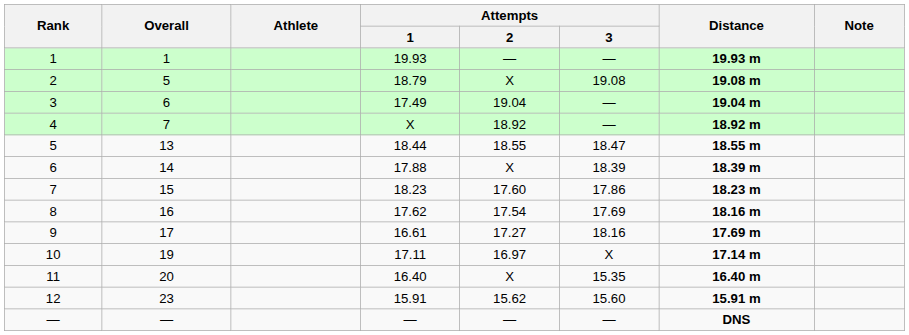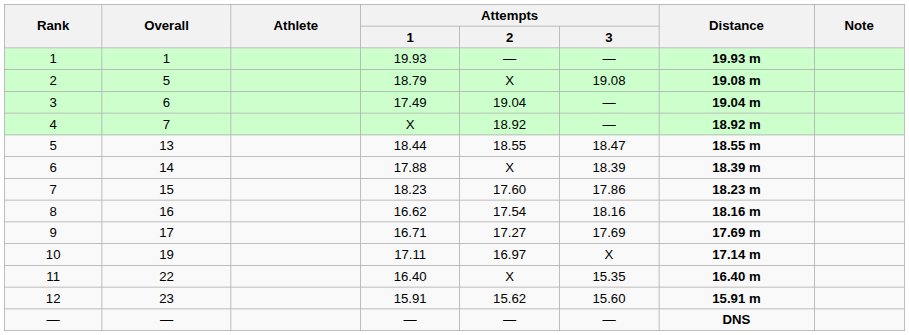(410, 210) 17.62 -> (410, 210) 16.62
(609, 210) 17.69 -> (609, 210) 18.16
(410, 232) 16.61 -> (410, 232) 16.71
(609, 232) 18.16 -> (609, 232) 17.69
(167, 276) 20 -> (167, 276) 22
